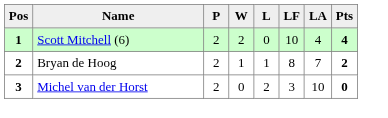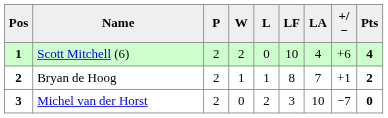+ column: (344, 23)
